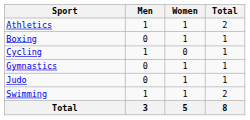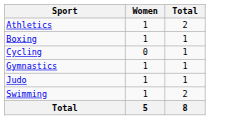- column: (145, 11)
